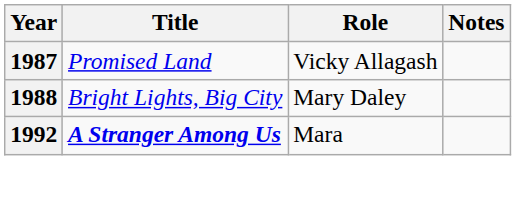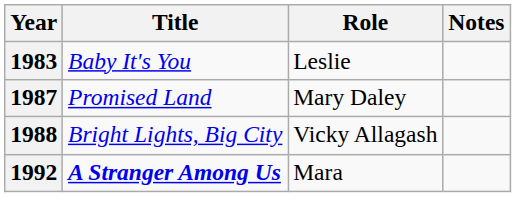+ row: (34, 60)
(365, 60) Vicky Allagash -> (350, 97) Mary Daley
(350, 97) Mary Daley -> (365, 135) Vicky Allagash
